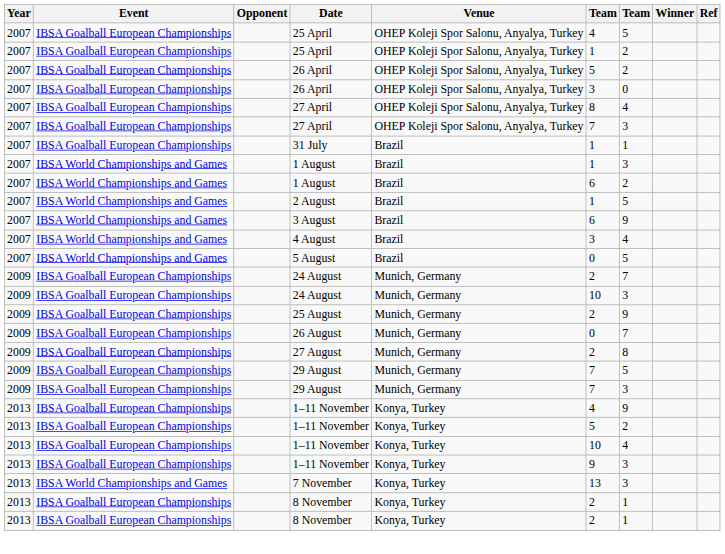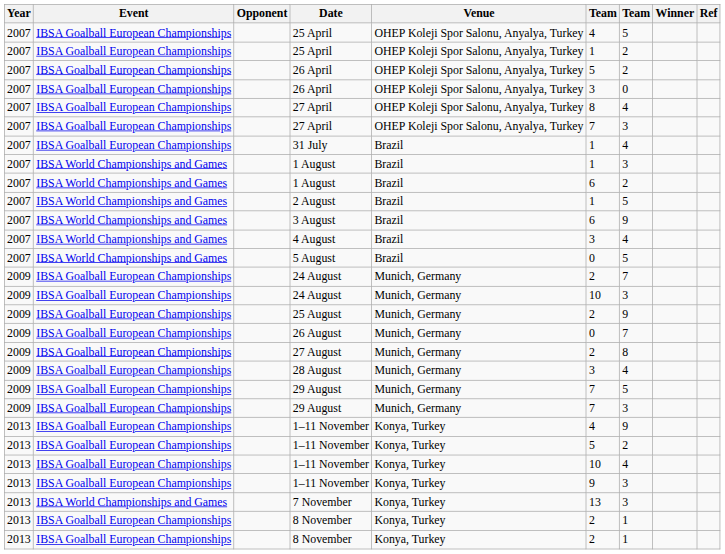(625, 145) 1 -> (625, 145) 4
+ row: (19, 370)
